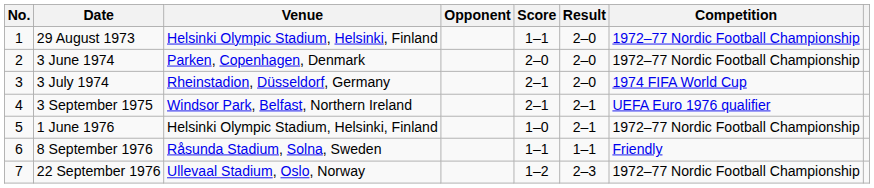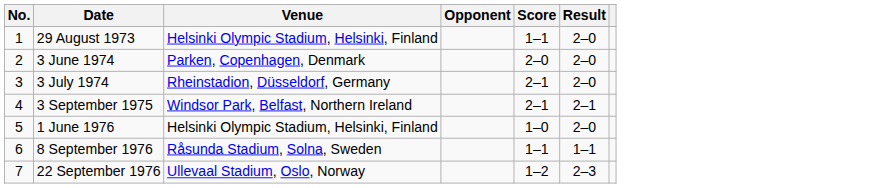- column: (736, 15)
(584, 127) 2–1 -> (584, 127) 2–0
